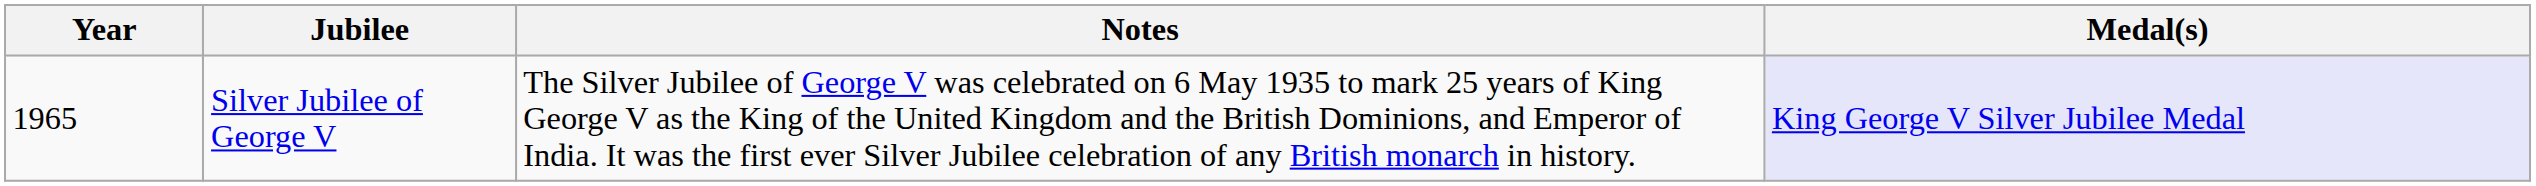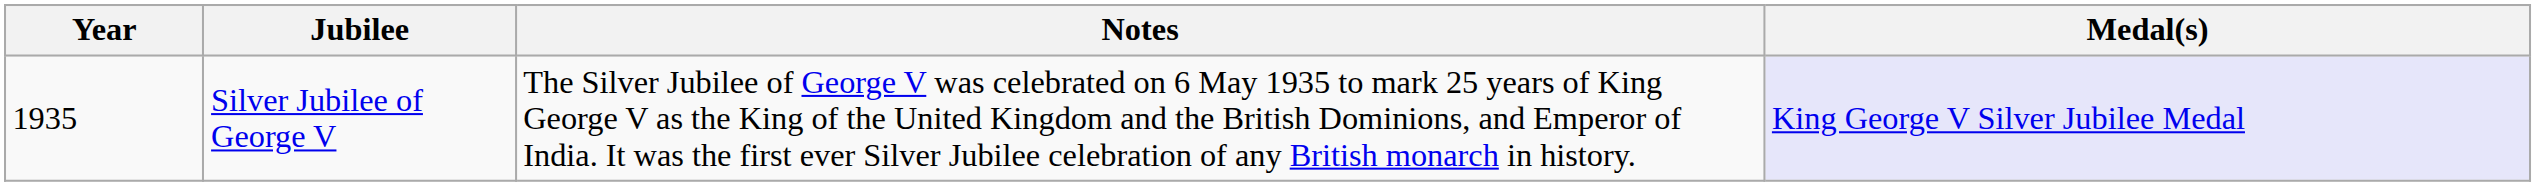(45, 117) 1965 -> (45, 117) 1935
